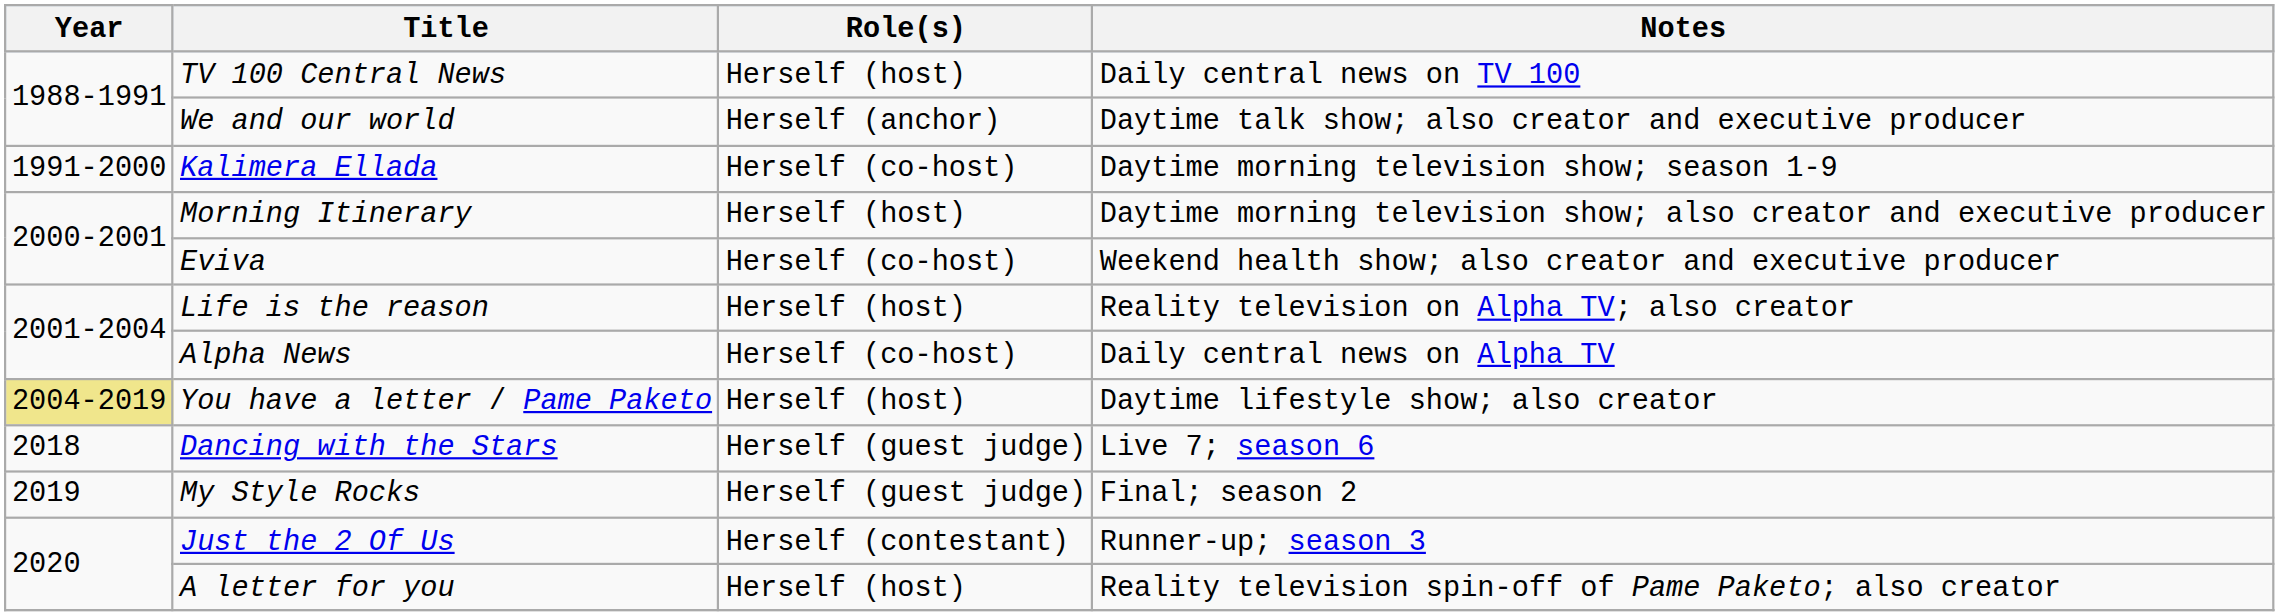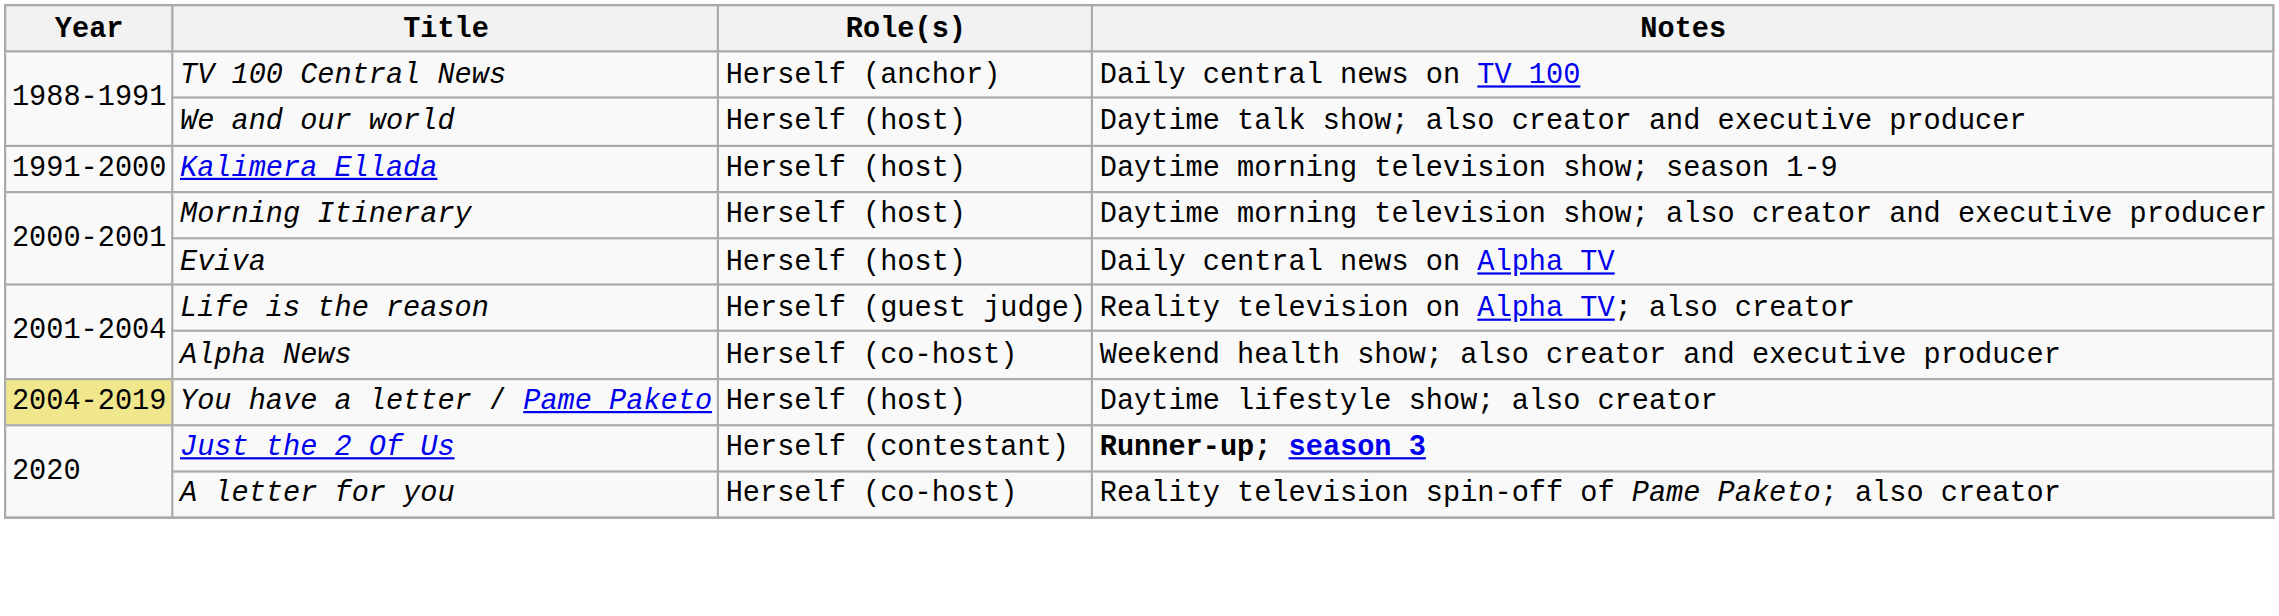(846, 75) Herself (host) -> (863, 75) Herself (anchor)
(863, 122) Herself (anchor) -> (846, 122) Herself (host)
(872, 168) Herself (co-host) -> (846, 168) Herself (host)
(872, 261) Herself (co-host) -> (846, 261) Herself (host)
(1580, 261) Weekend health show; also creator and executive producer -> (1357, 261) Daily central news on Alpha TV
(846, 308) Herself (host) -> (906, 308) Herself (guest judge)
(1357, 355) Daily central news on Alpha TV -> (1580, 355) Weekend health show; also creator and executive producer
- row: (369, 448)
- row: (300, 495)
(1263, 541) normal -> (1263, 448) bold
(846, 588) Herself (host) -> (872, 495) Herself (co-host)
